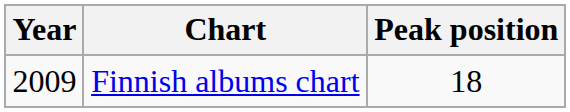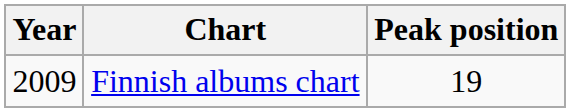(466, 80) 18 -> (466, 80) 19
